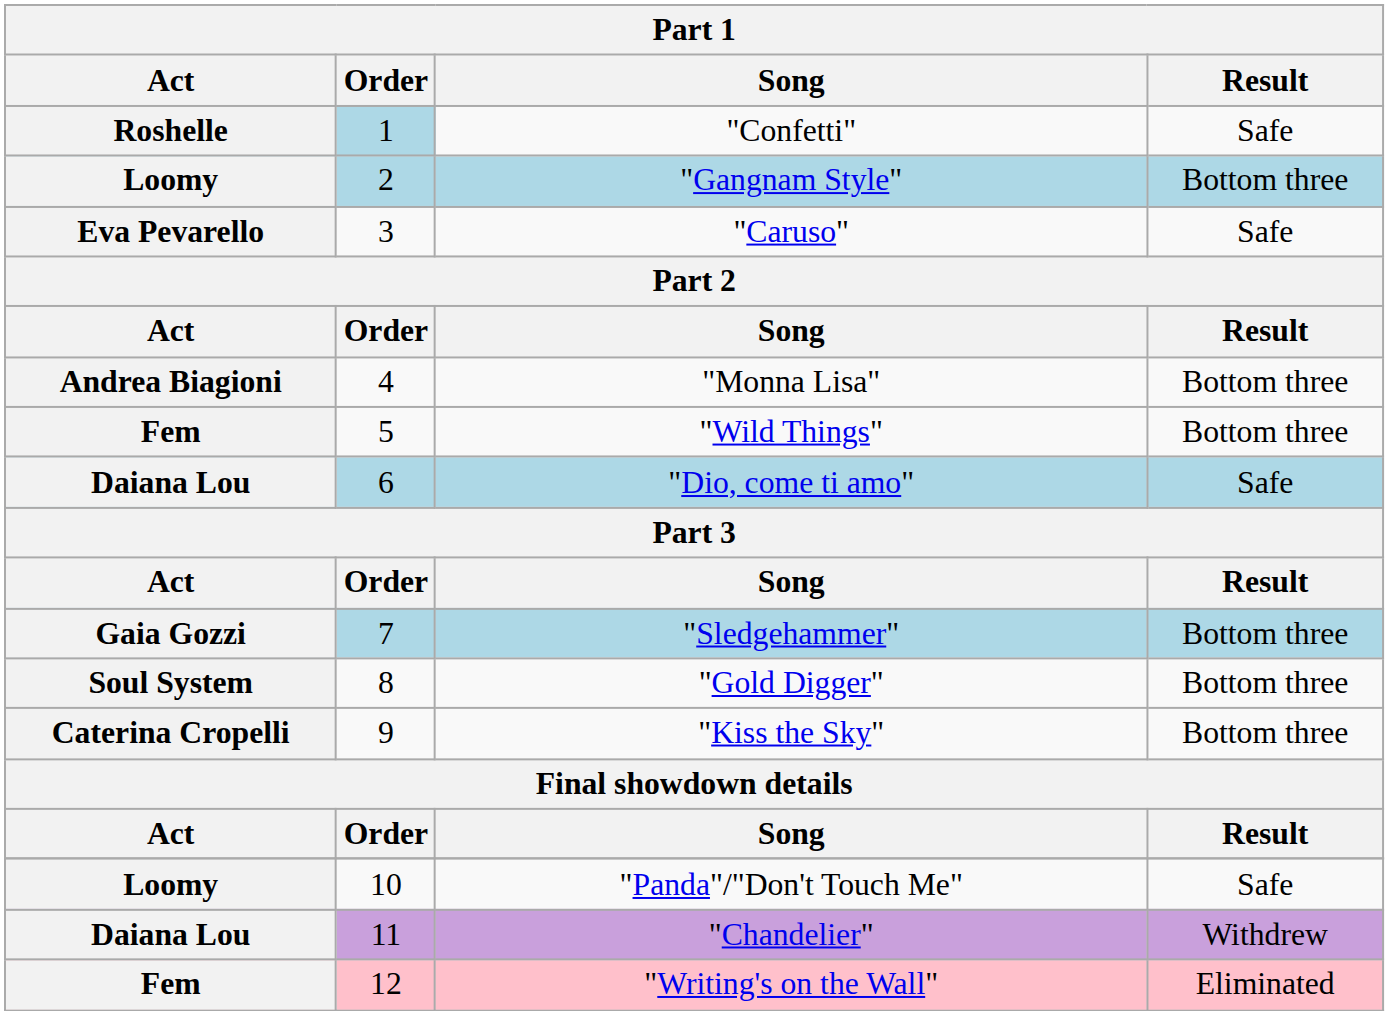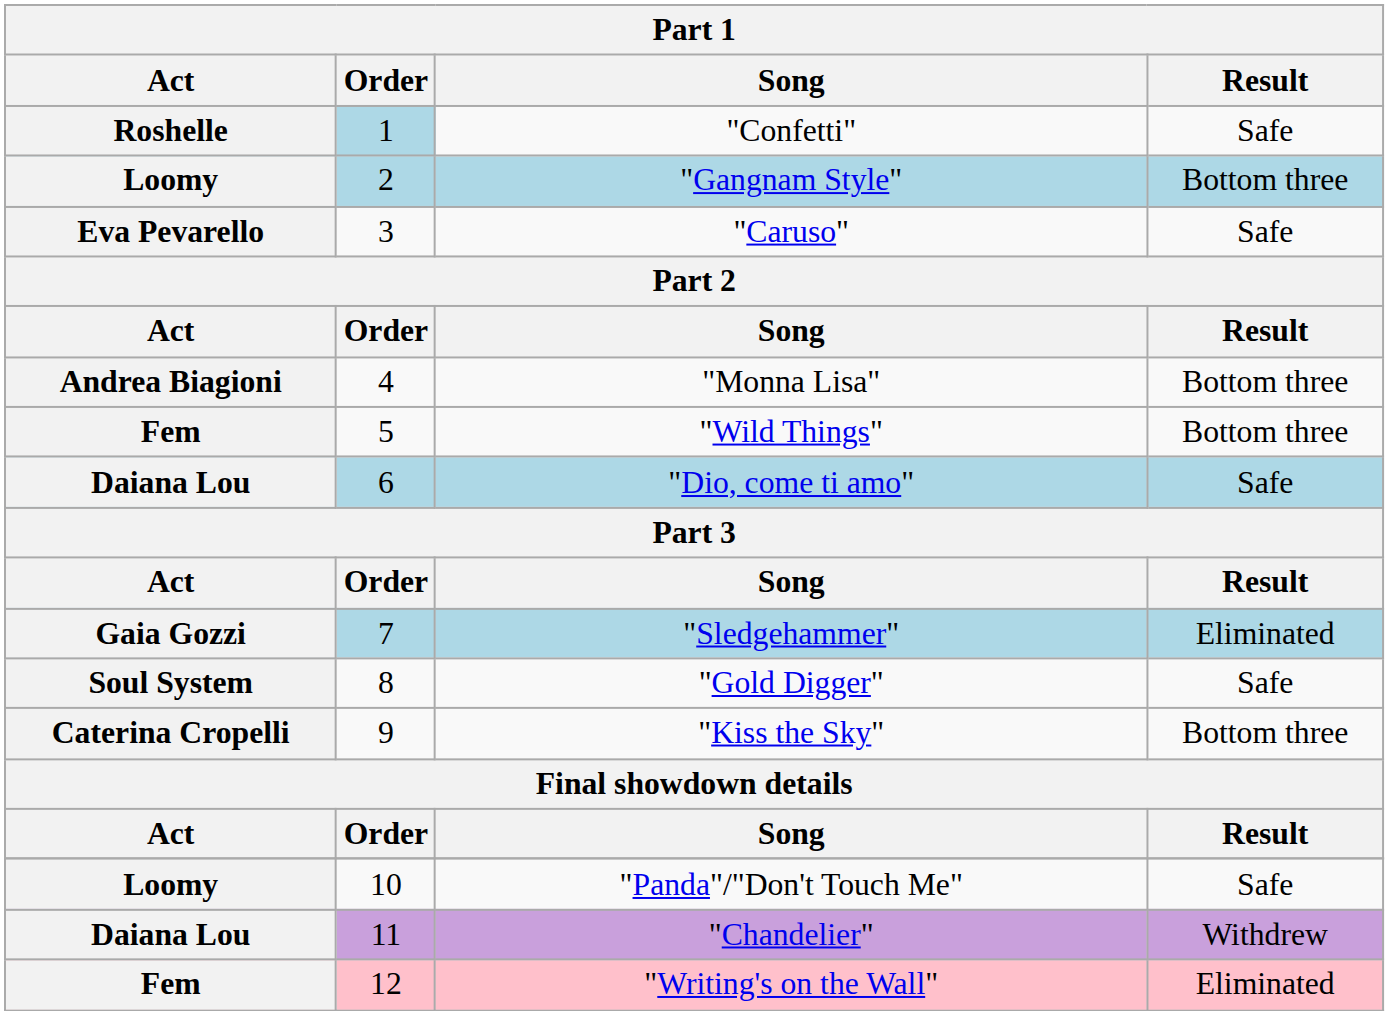(1265, 632) Bottom three -> (1265, 632) Eliminated
(1265, 682) Bottom three -> (1265, 682) Safe
